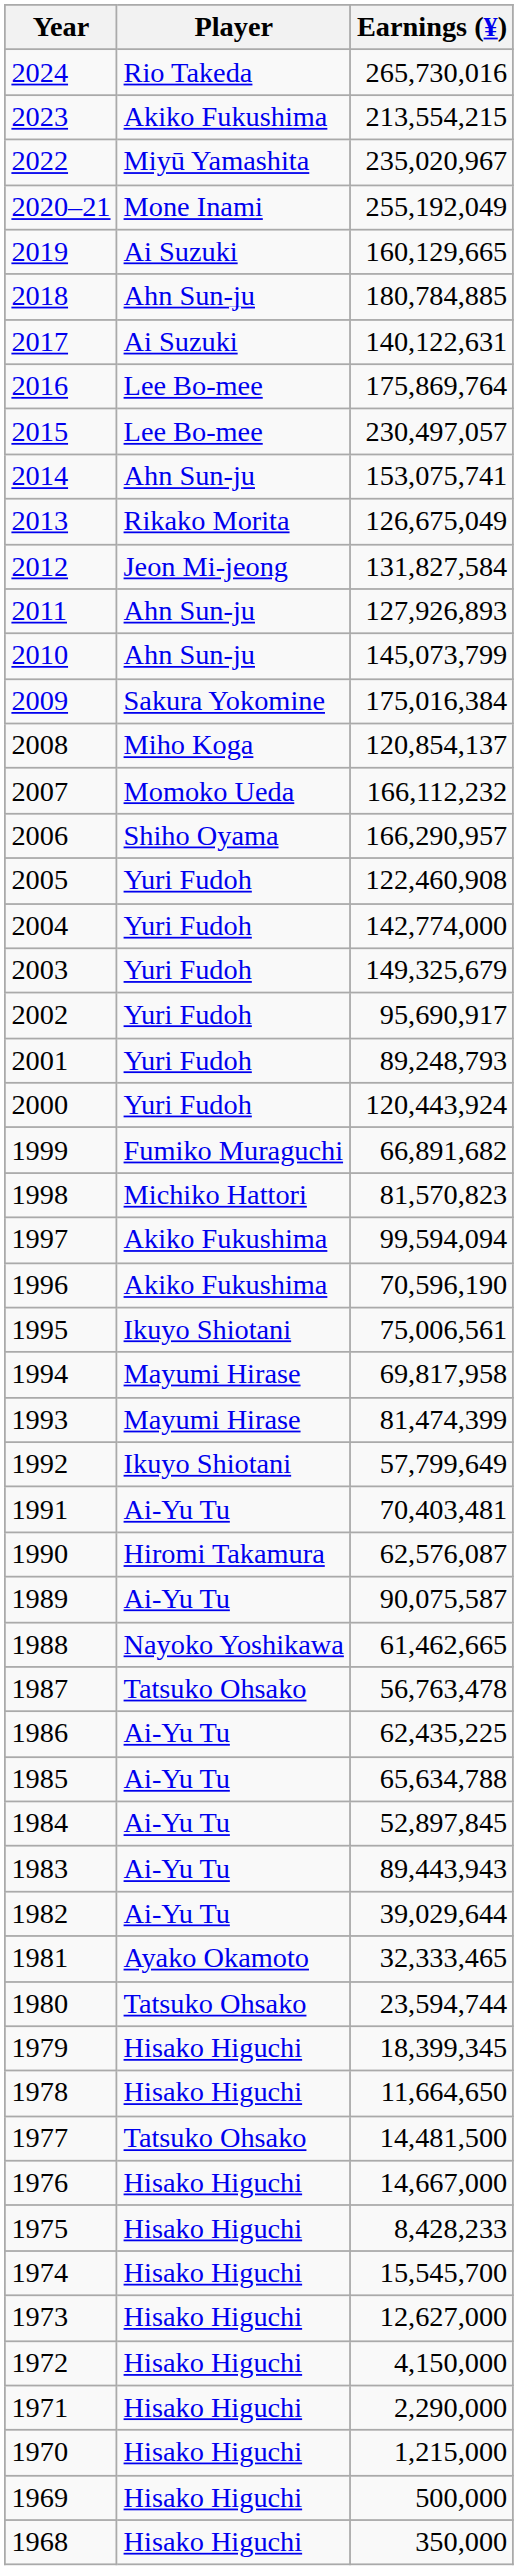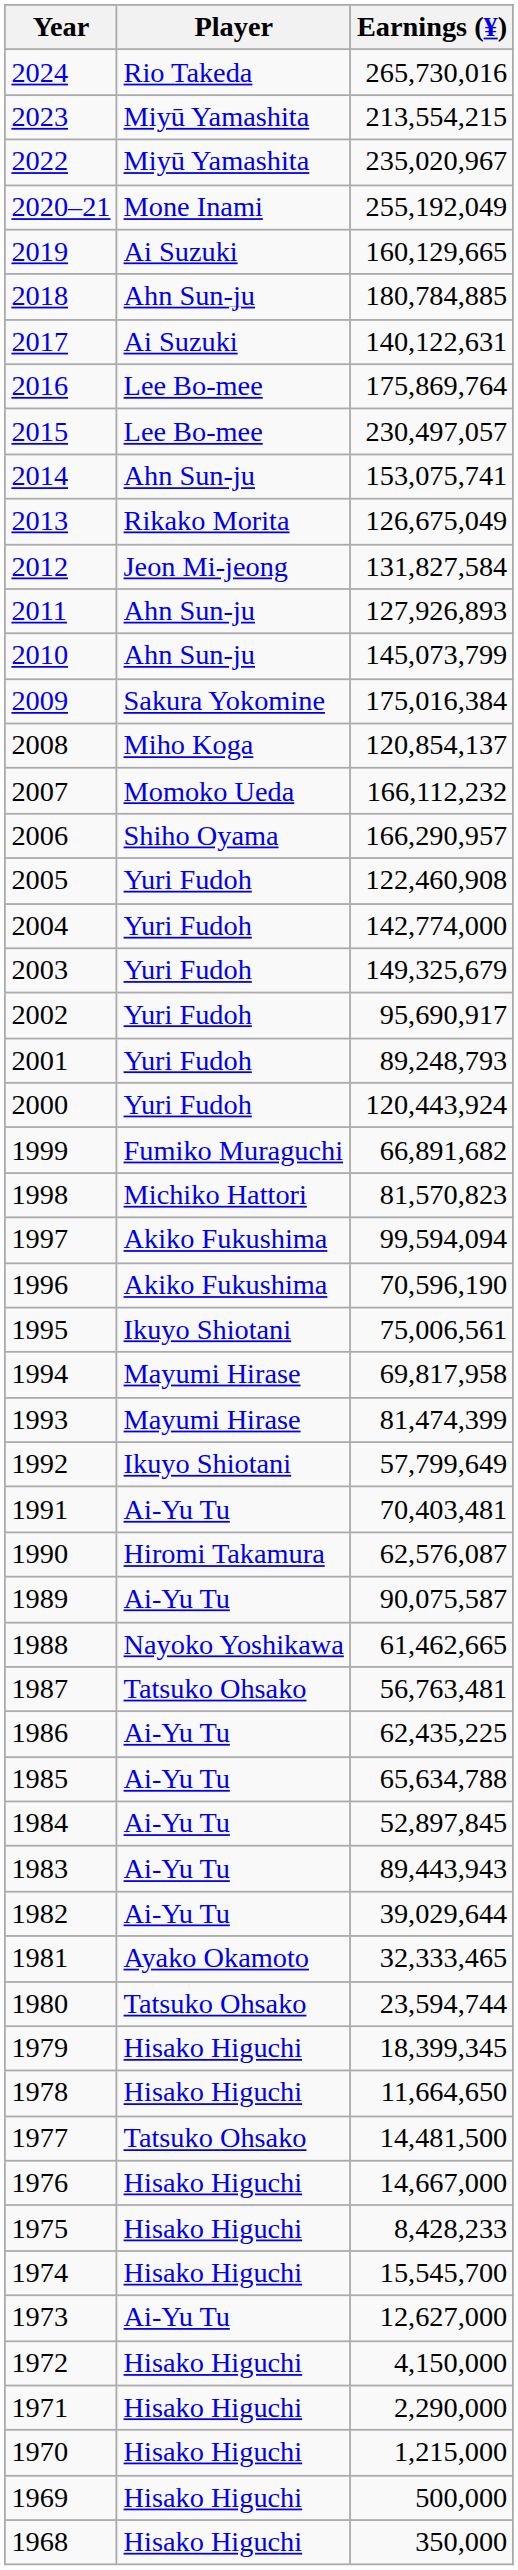(225, 116) Akiko Fukushima -> (216, 116) Miyū Yamashita
(443, 1688) 56,763,478 -> (443, 1688) 56,763,481
(213, 2317) Hisako Higuchi -> (177, 2317) Ai-Yu Tu
